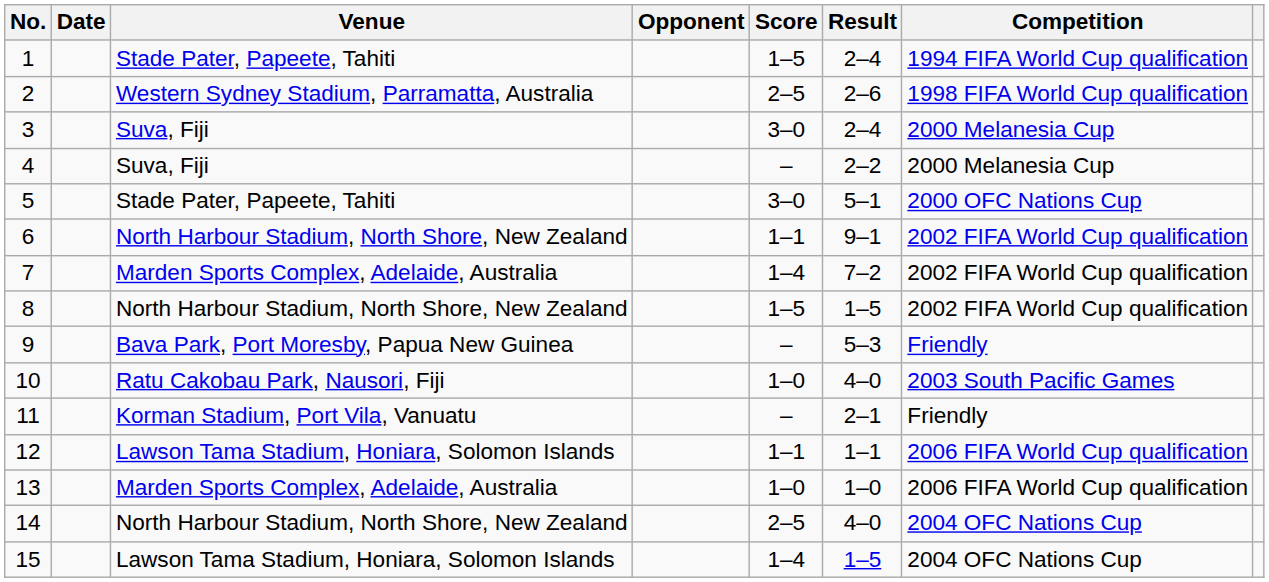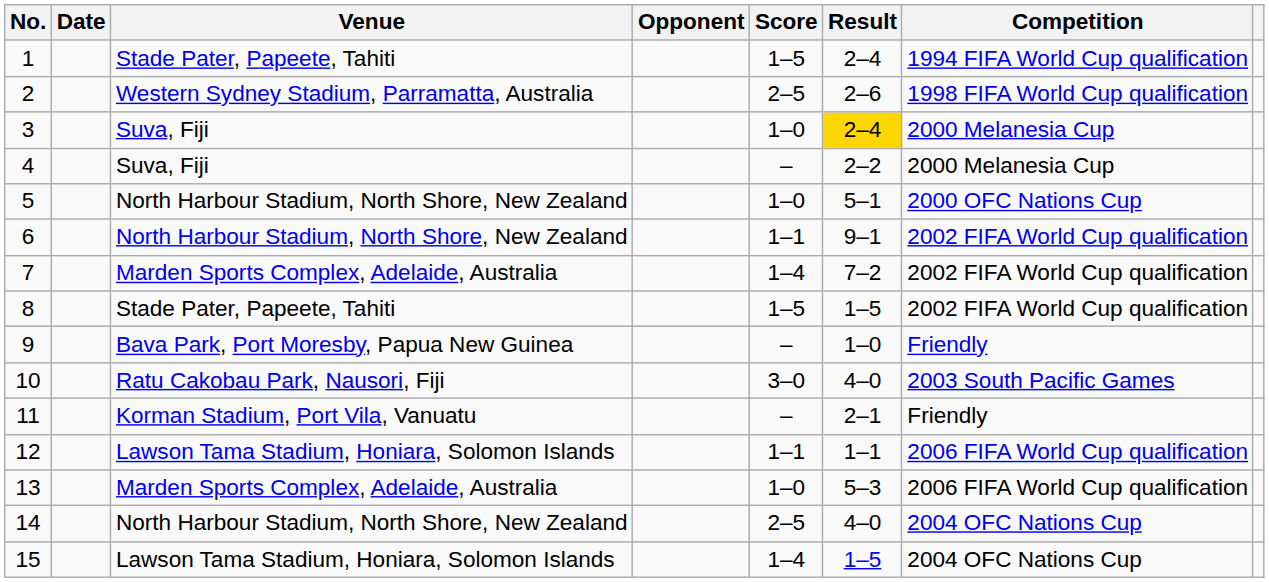(786, 129) 3–0 -> (786, 129) 1–0
(862, 129) no background -> (862, 129) gold background
(256, 201) Stade Pater, Papeete, Tahiti -> (372, 201) North Harbour Stadium, North Shore, New Zealand
(786, 201) 3–0 -> (786, 201) 1–0
(372, 308) North Harbour Stadium, North Shore, New Zealand -> (256, 308) Stade Pater, Papeete, Tahiti
(862, 344) 5–3 -> (862, 344) 1–0
(786, 380) 1–0 -> (786, 380) 3–0
(862, 487) 1–0 -> (862, 487) 5–3
